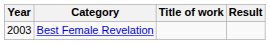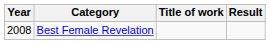(19, 30) 2003 -> (19, 30) 2008
